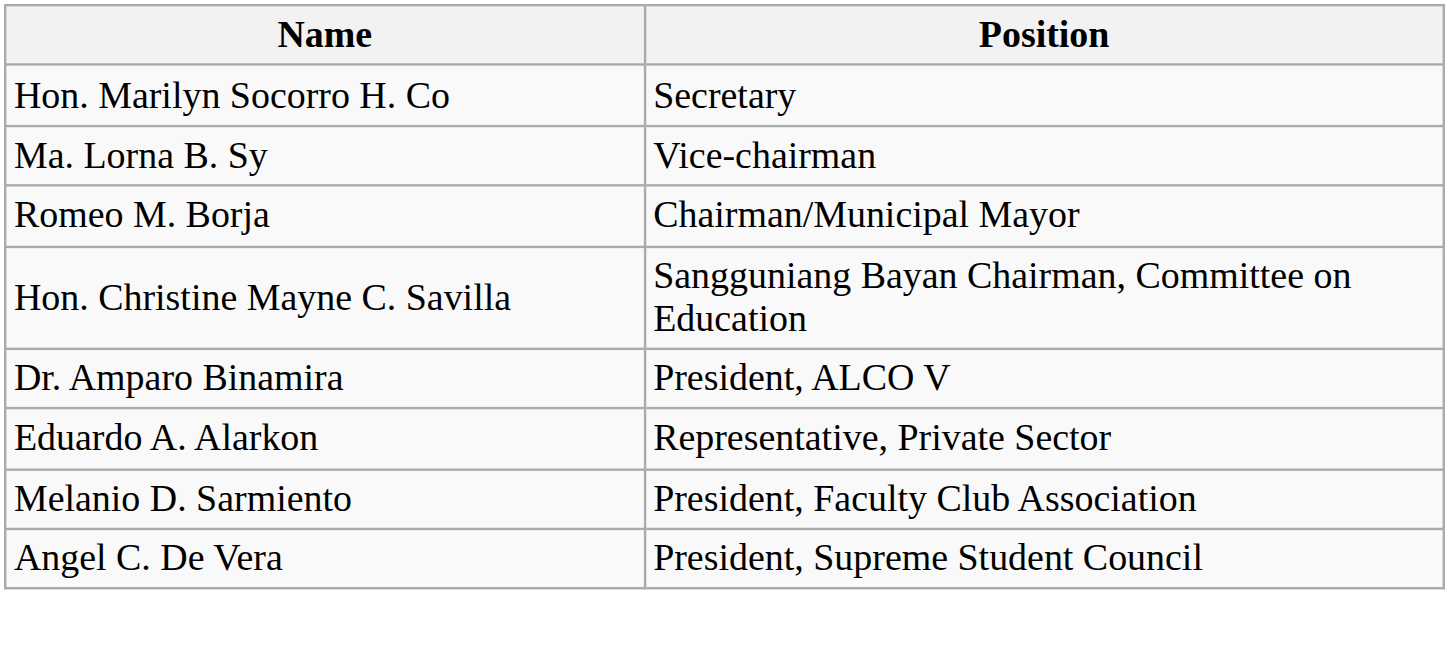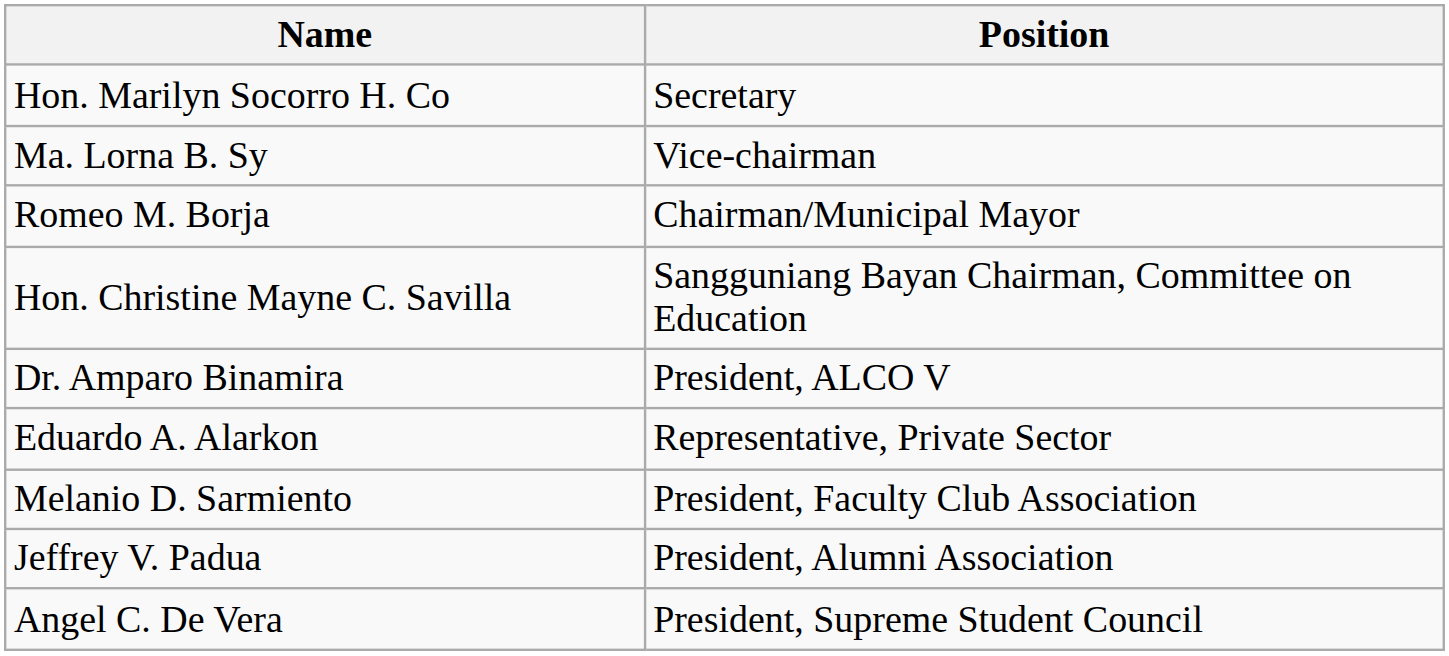+ row: (138, 558)
